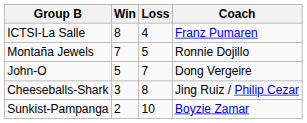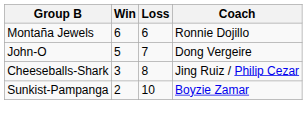- row: (46, 33)
(117, 52) 7 -> (117, 33) 6
(145, 52) 5 -> (145, 33) 6
